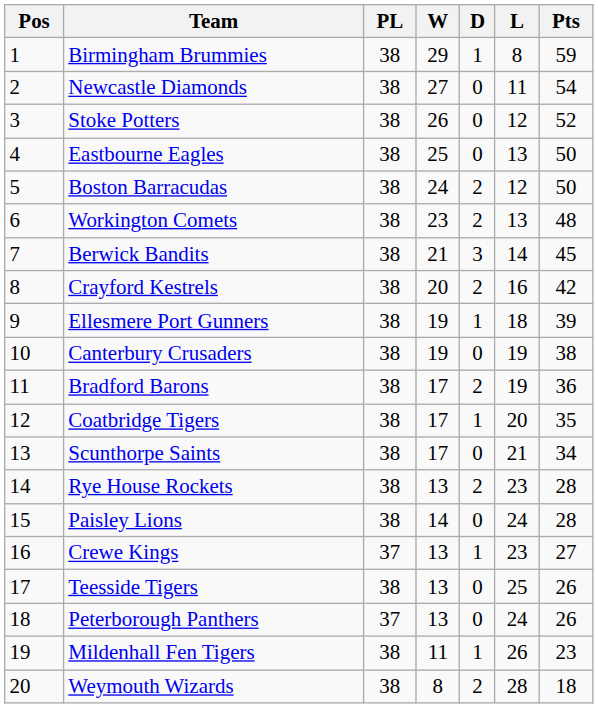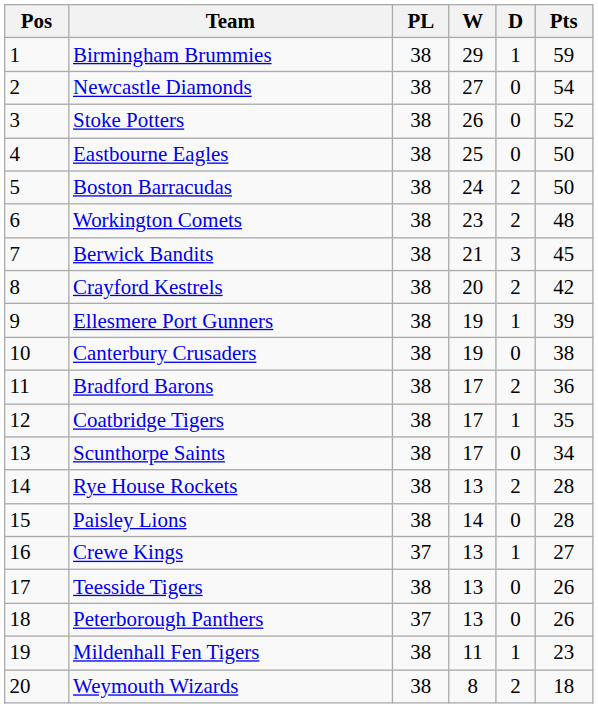- column: (517, 21)
